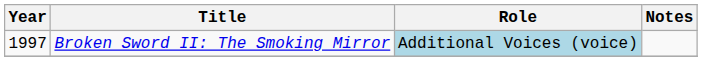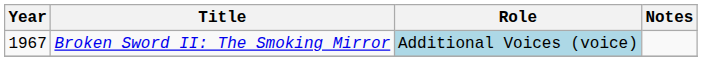(28, 44) 1997 -> (28, 44) 1967
